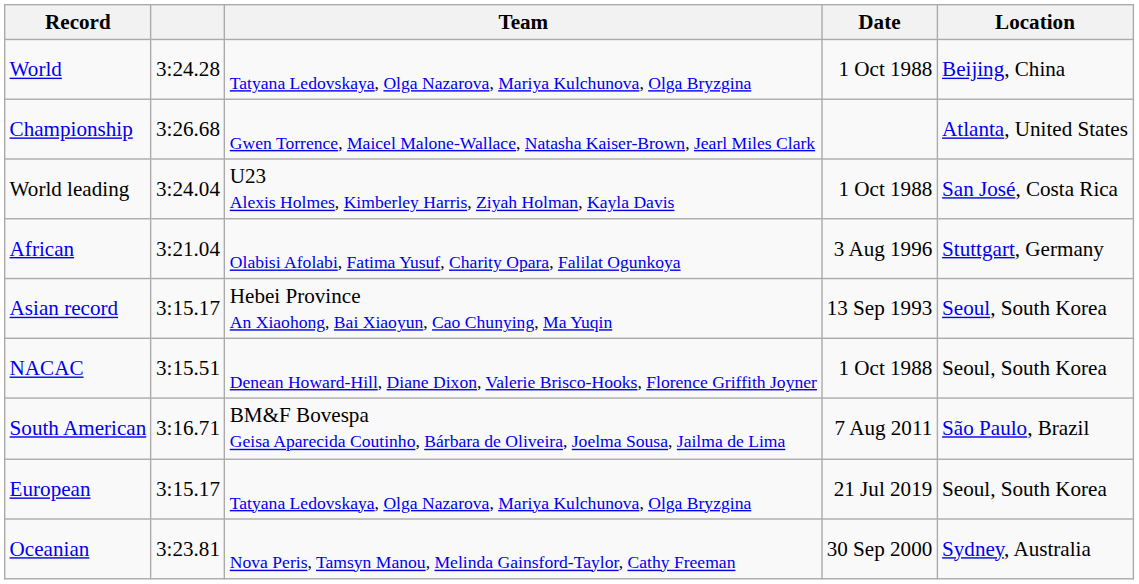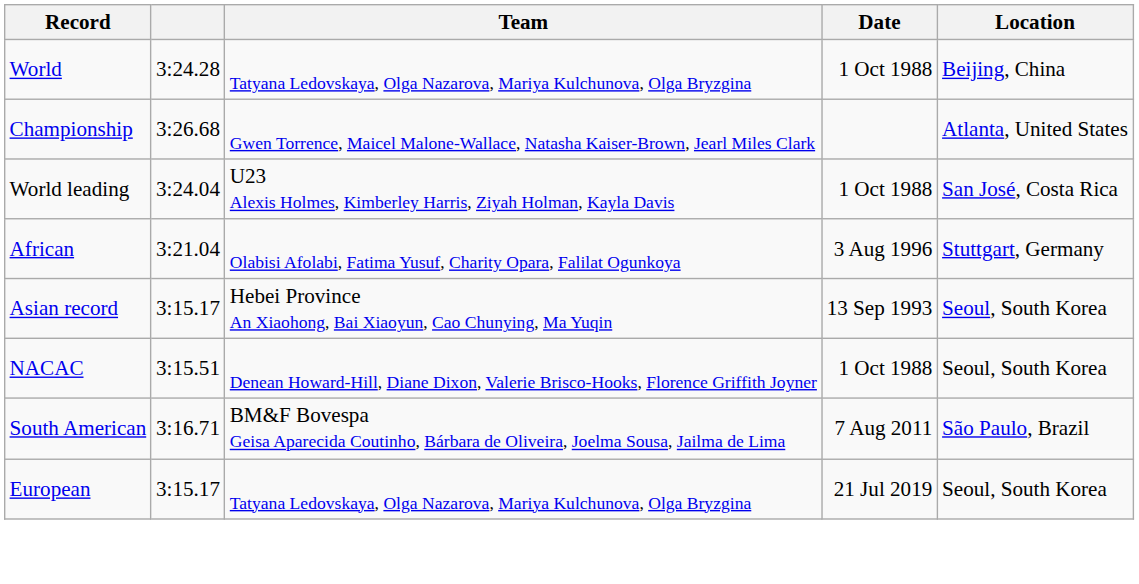- row: (49, 548)
